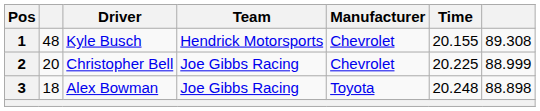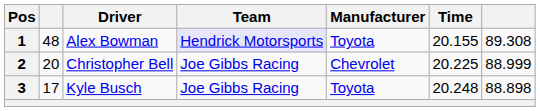(104, 40) Kyle Busch -> (112, 40) Alex Bowman
(252, 40) no background -> (252, 40) lavender background
(362, 40) Chevrolet -> (352, 40) Toyota
(51, 88) 18 -> (51, 88) 17
(112, 88) Alex Bowman -> (104, 88) Kyle Busch
